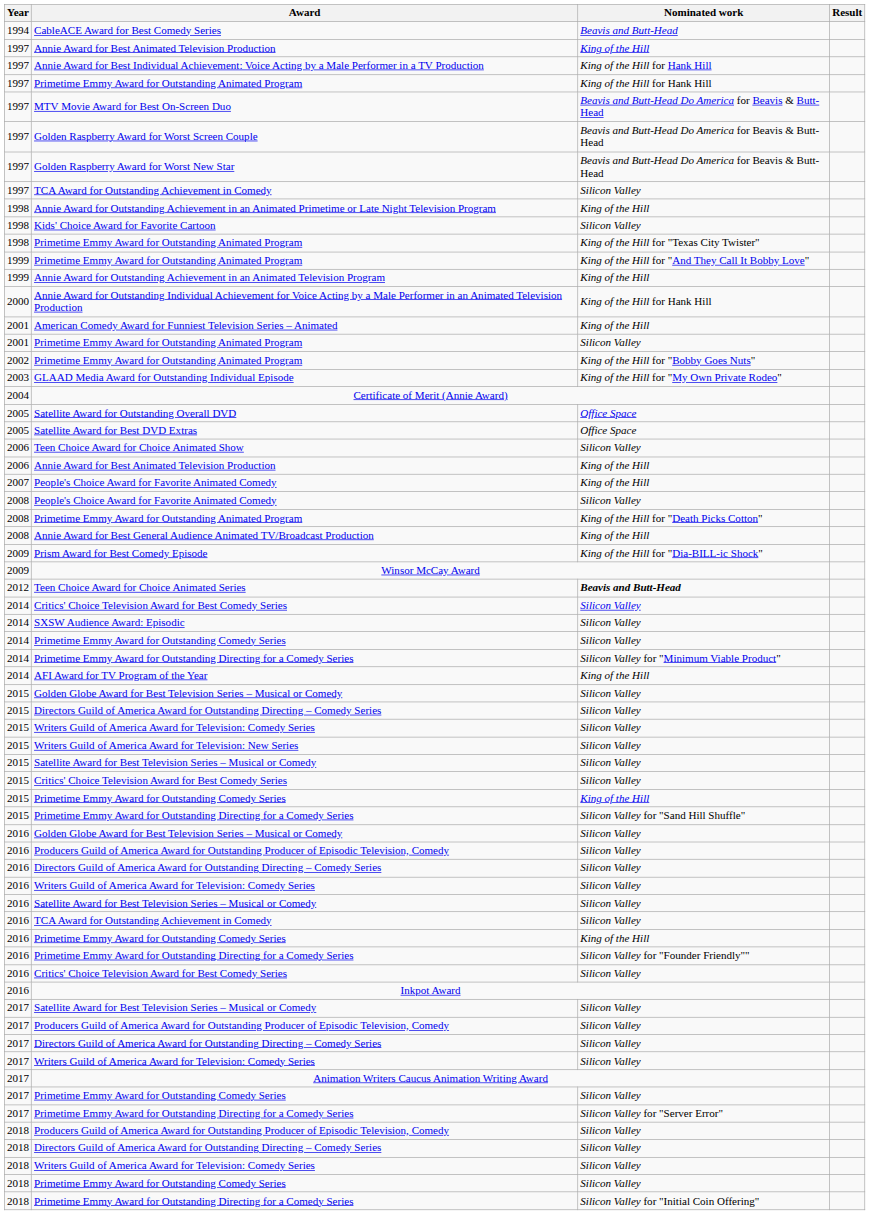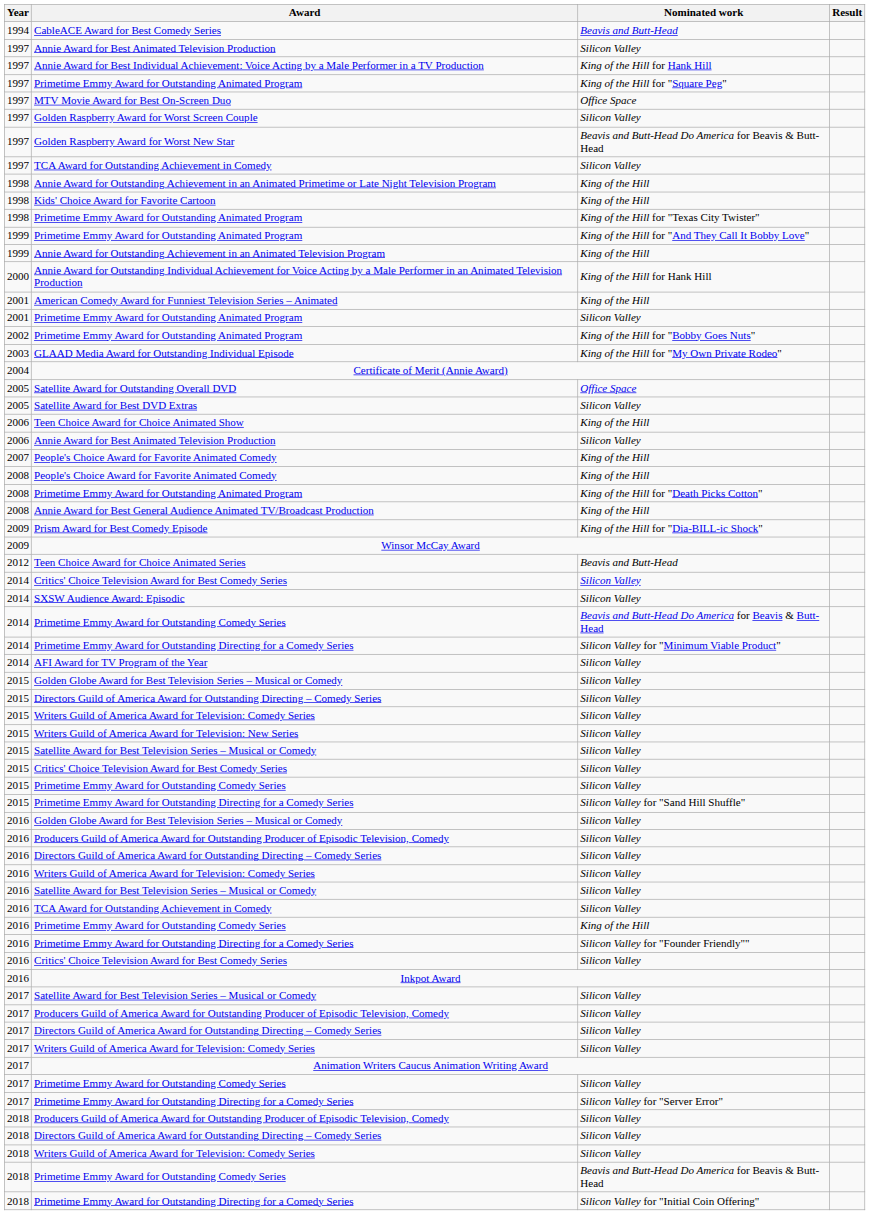(615, 48) King of the Hill -> (610, 48) Silicon Valley
(646, 83) King of the Hill for Hank Hill -> (653, 83) King of the Hill for "Square Peg"
(700, 107) Beavis and Butt-Head Do America for Beavis & Butt-Head -> (608, 100) Office Space
(700, 136) Beavis and Butt-Head Do America for Beavis & Butt-Head -> (610, 118) Silicon Valley
(610, 225) Silicon Valley -> (615, 200) King of the Hill
(608, 430) Office Space -> (610, 405) Silicon Valley
(610, 448) Silicon Valley -> (615, 423) King of the Hill
(615, 465) King of the Hill -> (610, 440) Silicon Valley
(610, 500) Silicon Valley -> (615, 475) King of the Hill
(631, 588) bold -> (629, 563) normal
(610, 640) Silicon Valley -> (700, 622) Beavis and Butt-Head Do America for Beavis & Butt-Head
(615, 675) King of the Hill -> (610, 663) Silicon Valley
(615, 798) King of the Hill -> (610, 785) Silicon Valley
(610, 1183) Silicon Valley -> (700, 1177) Beavis and Butt-Head Do America for Beavis & Butt-Head
